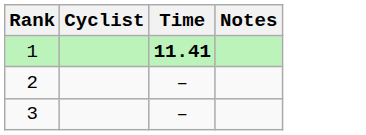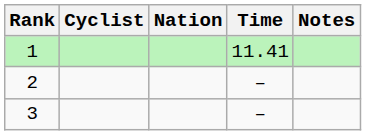+ column: (188, 20)
(182, 51) bold -> (260, 51) normal
